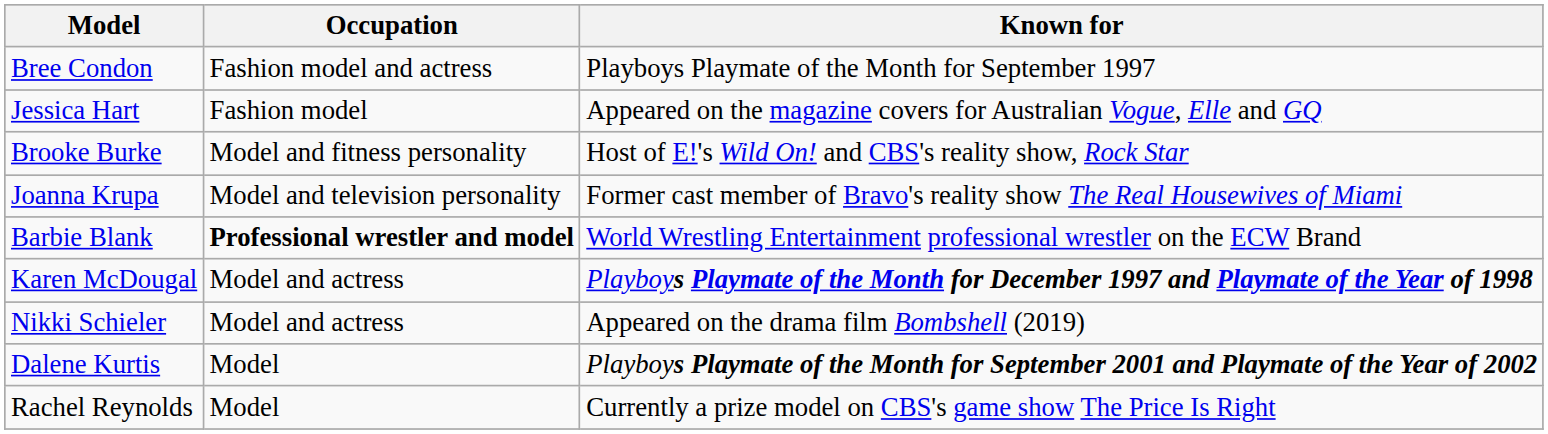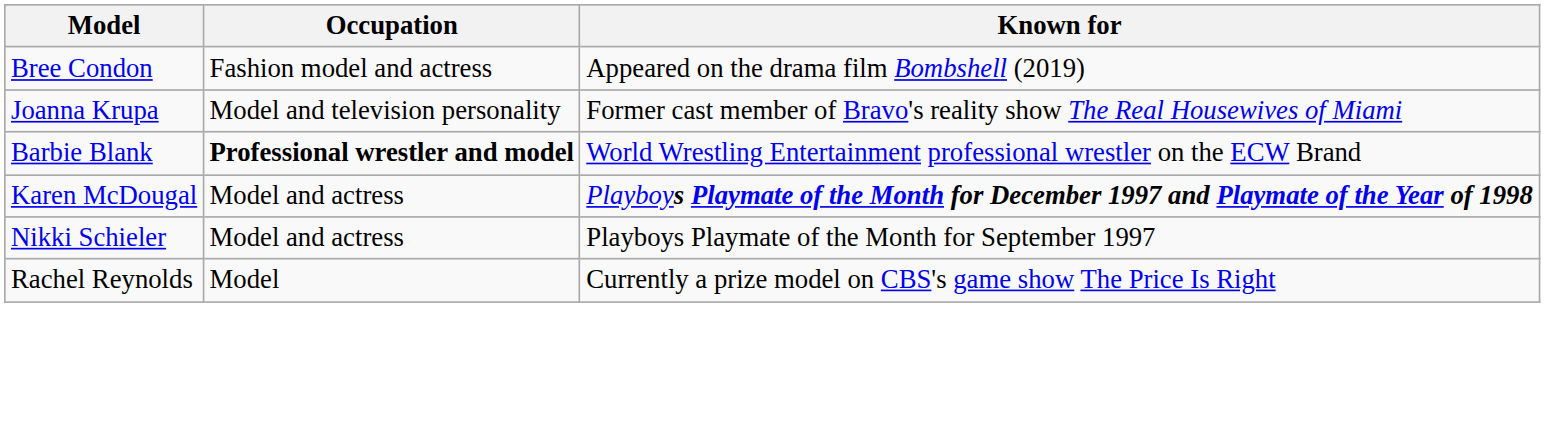(871, 68) Playboys Playmate of the Month for September 1997 -> (836, 68) Appeared on the drama film Bombshell (2019)
- row: (75, 110)
- row: (86, 152)
(836, 322) Appeared on the drama film Bombshell (2019) -> (871, 237) Playboys Playmate of the Month for September 1997
- row: (86, 364)
